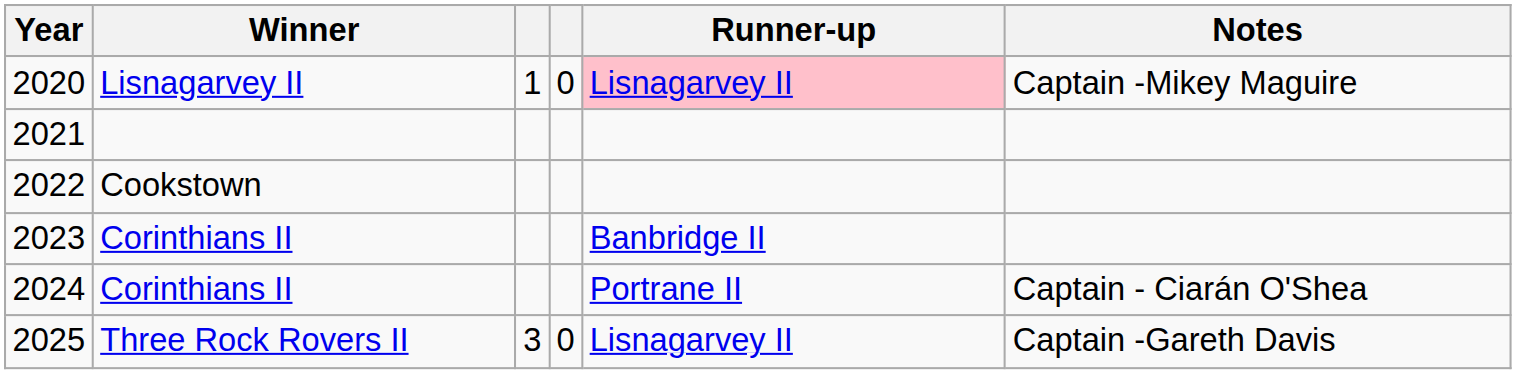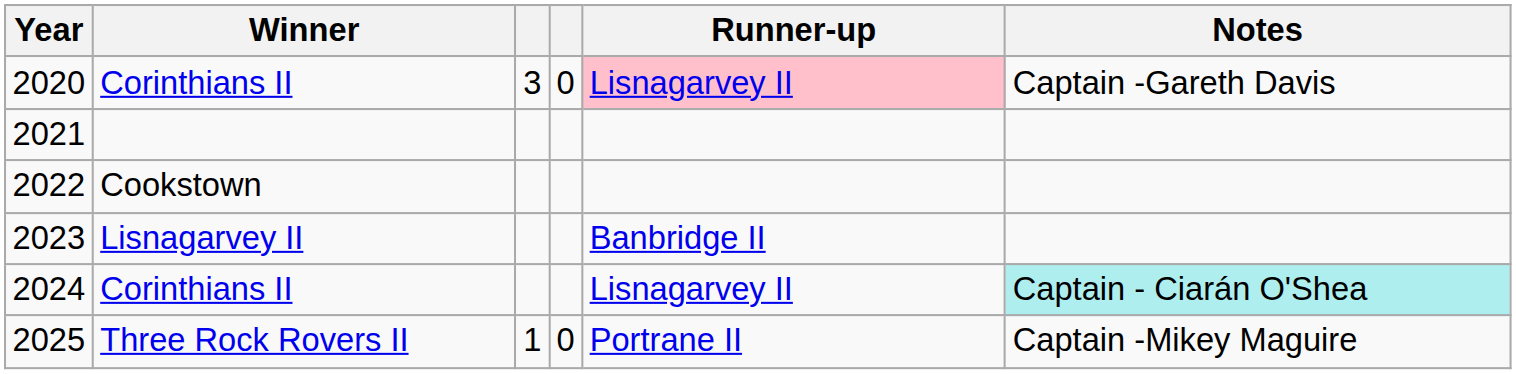(202, 82) Lisnagarvey II -> (196, 82) Corinthians II
(532, 82) 1 -> (532, 82) 3
(1185, 82) Captain -Mikey Maguire -> (1174, 82) Captain -Gareth Davis
(196, 237) Corinthians II -> (202, 237) Lisnagarvey II
(666, 289) Portrane II -> (691, 289) Lisnagarvey II
(1190, 289) no background -> (1190, 289) paleturquoise background
(532, 340) 3 -> (532, 340) 1
(691, 340) Lisnagarvey II -> (666, 340) Portrane II
(1174, 340) Captain -Gareth Davis -> (1185, 340) Captain -Mikey Maguire
